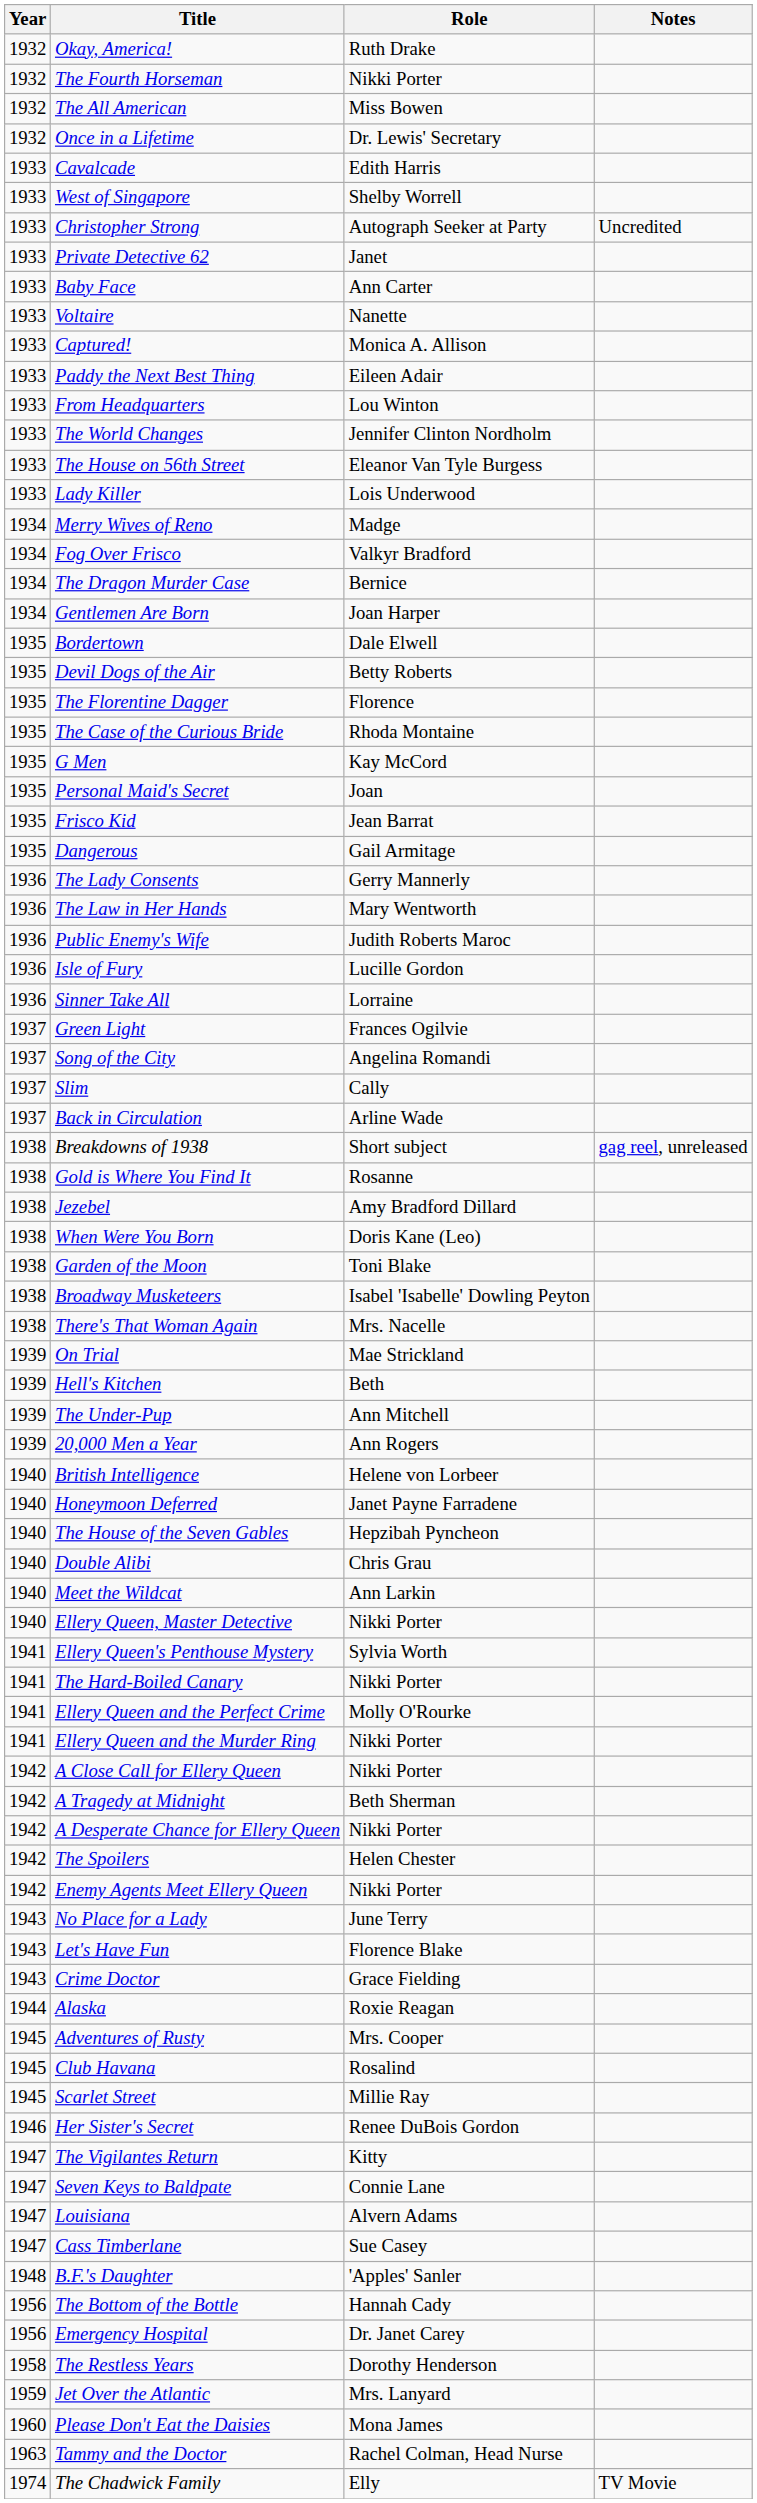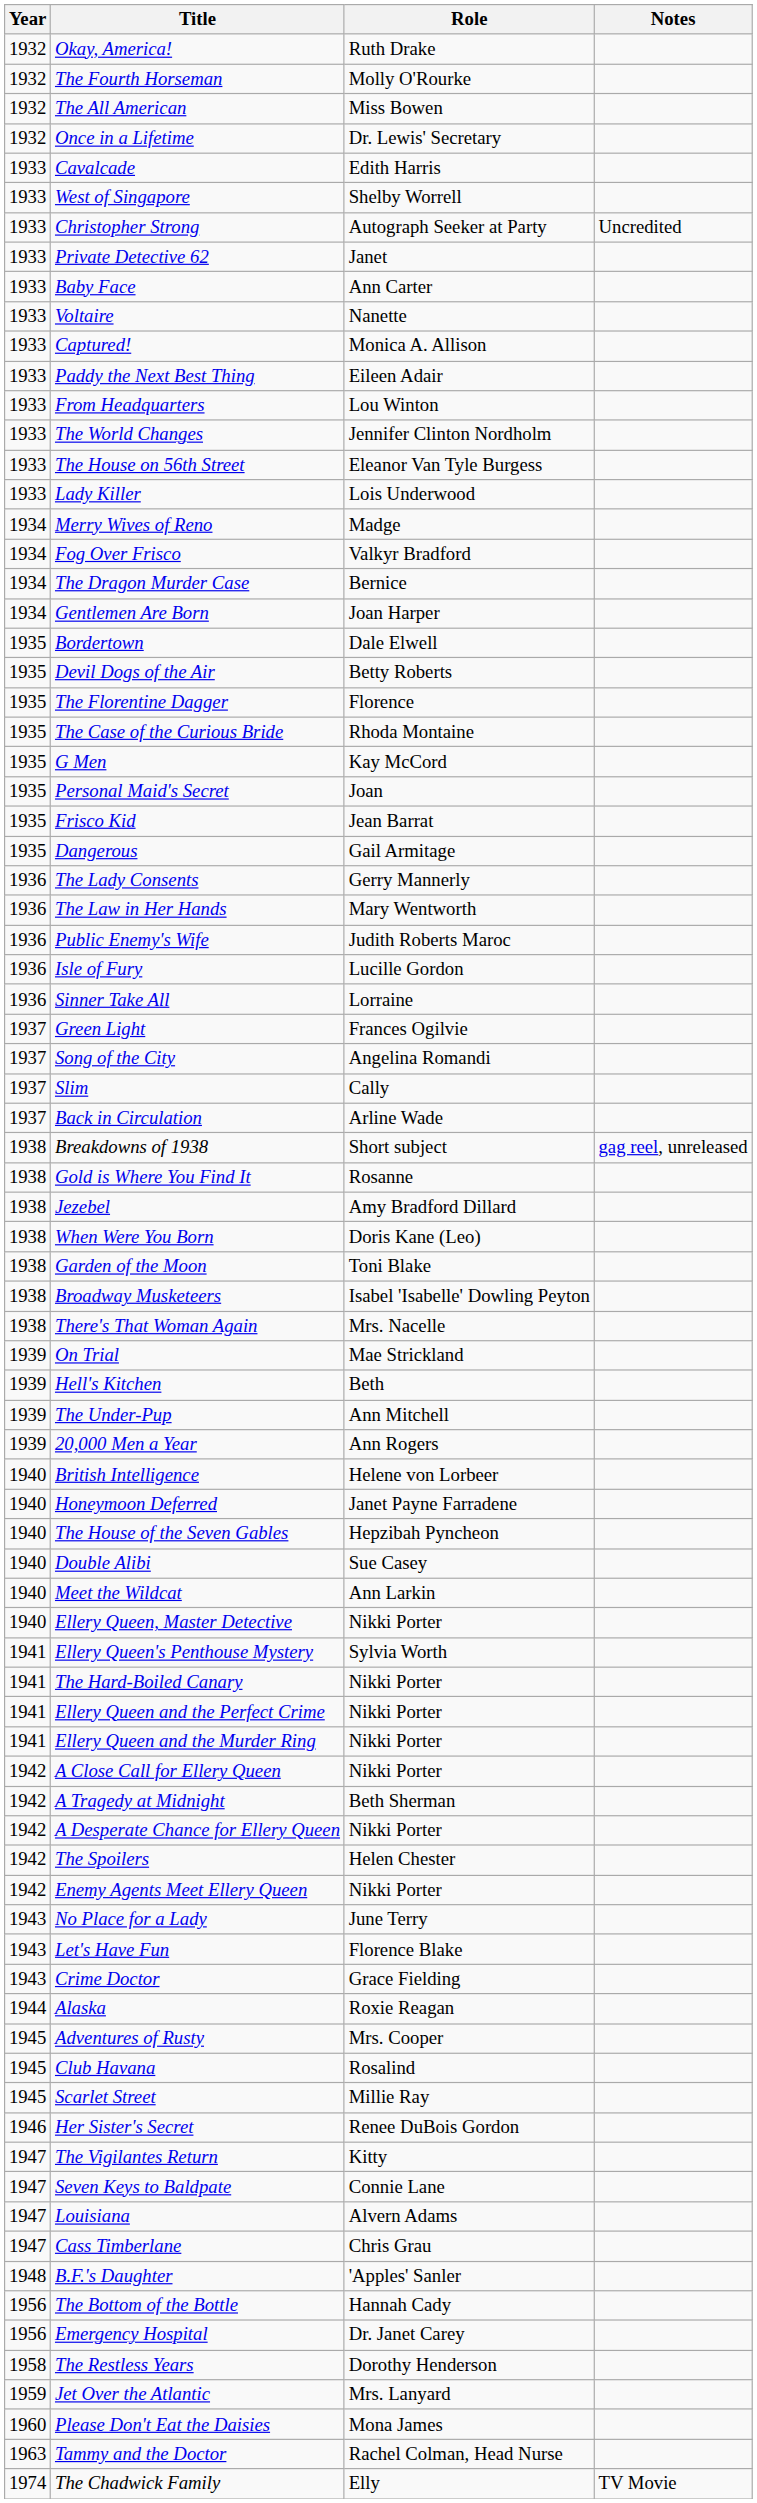(395, 78) Nikki Porter -> (410, 78) Molly O'Rourke
(390, 1563) Chris Grau -> (388, 1563) Sue Casey
(410, 1711) Molly O'Rourke -> (395, 1711) Nikki Porter
(388, 2246) Sue Casey -> (390, 2246) Chris Grau
